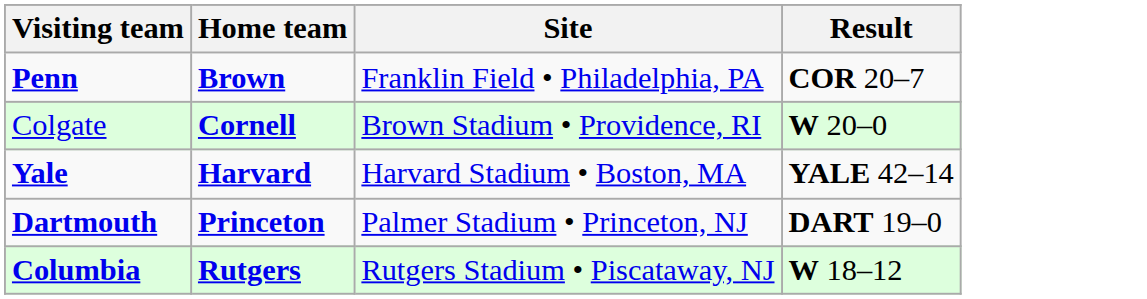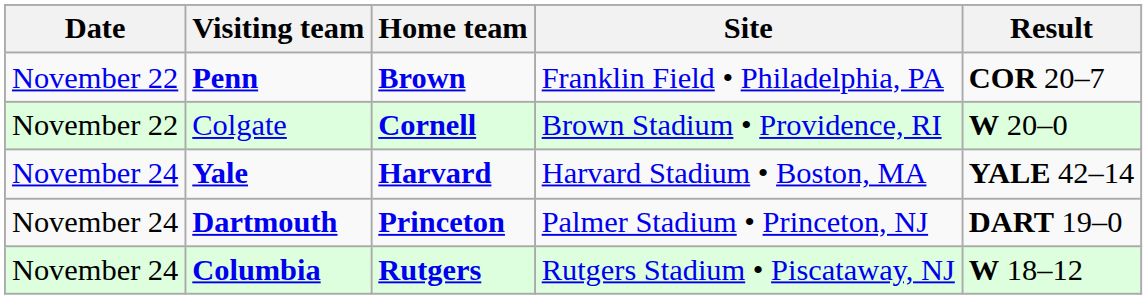+ column: (95, 28)
